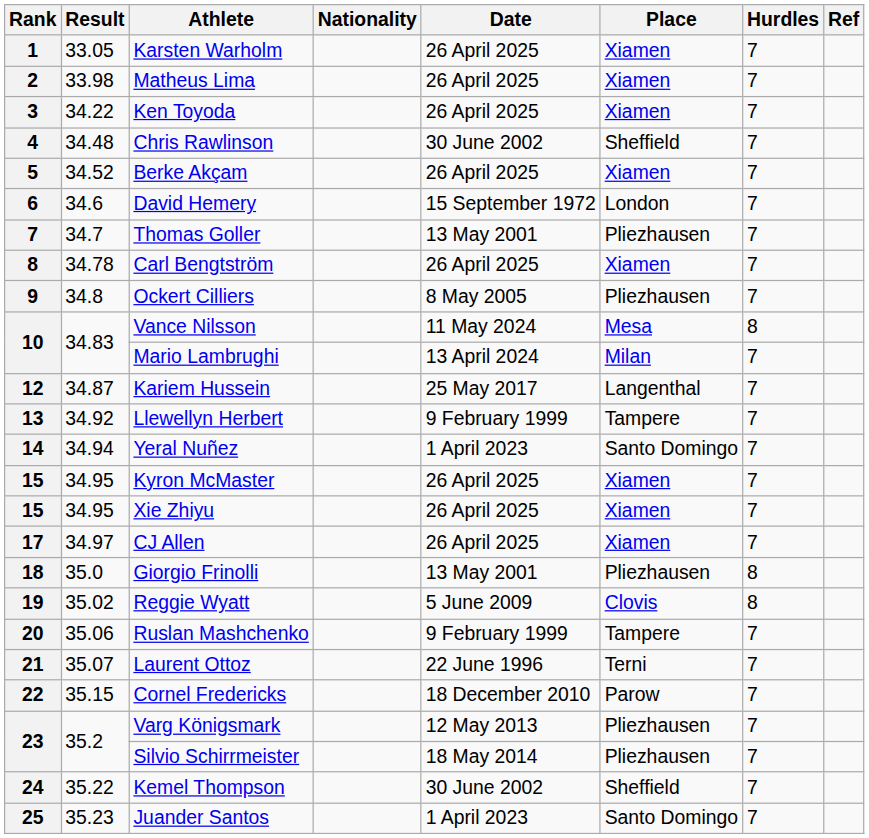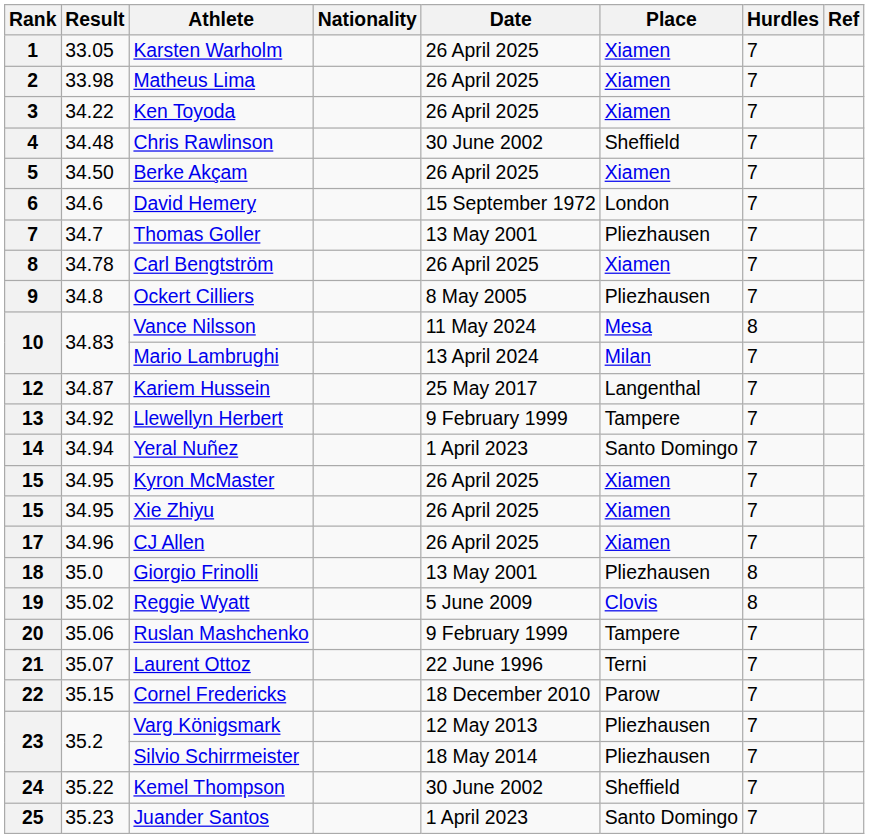(90, 173) 34.52 -> (90, 173) 34.50
(90, 541) 34.97 -> (90, 541) 34.96
